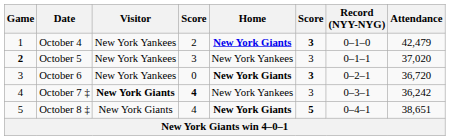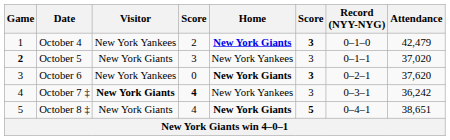(135, 59) New York Yankees -> (135, 59) New York Giants
(416, 76) 36,720 -> (416, 76) 37,620
